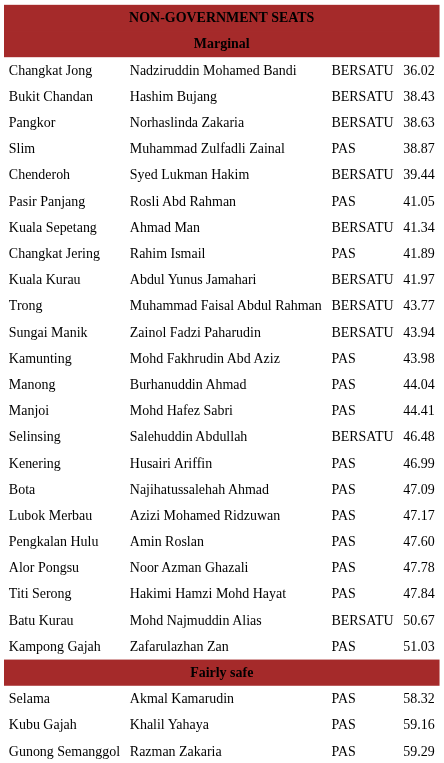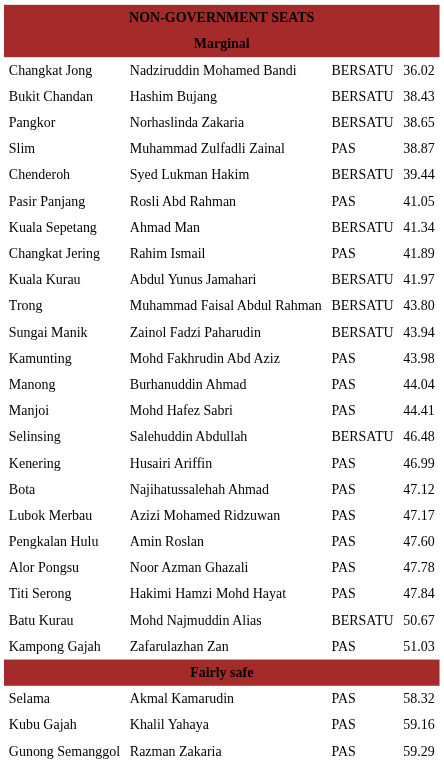(419, 122) 38.63 -> (419, 122) 38.65
(419, 305) 43.77 -> (419, 305) 43.80
(419, 489) 47.09 -> (419, 489) 47.12
